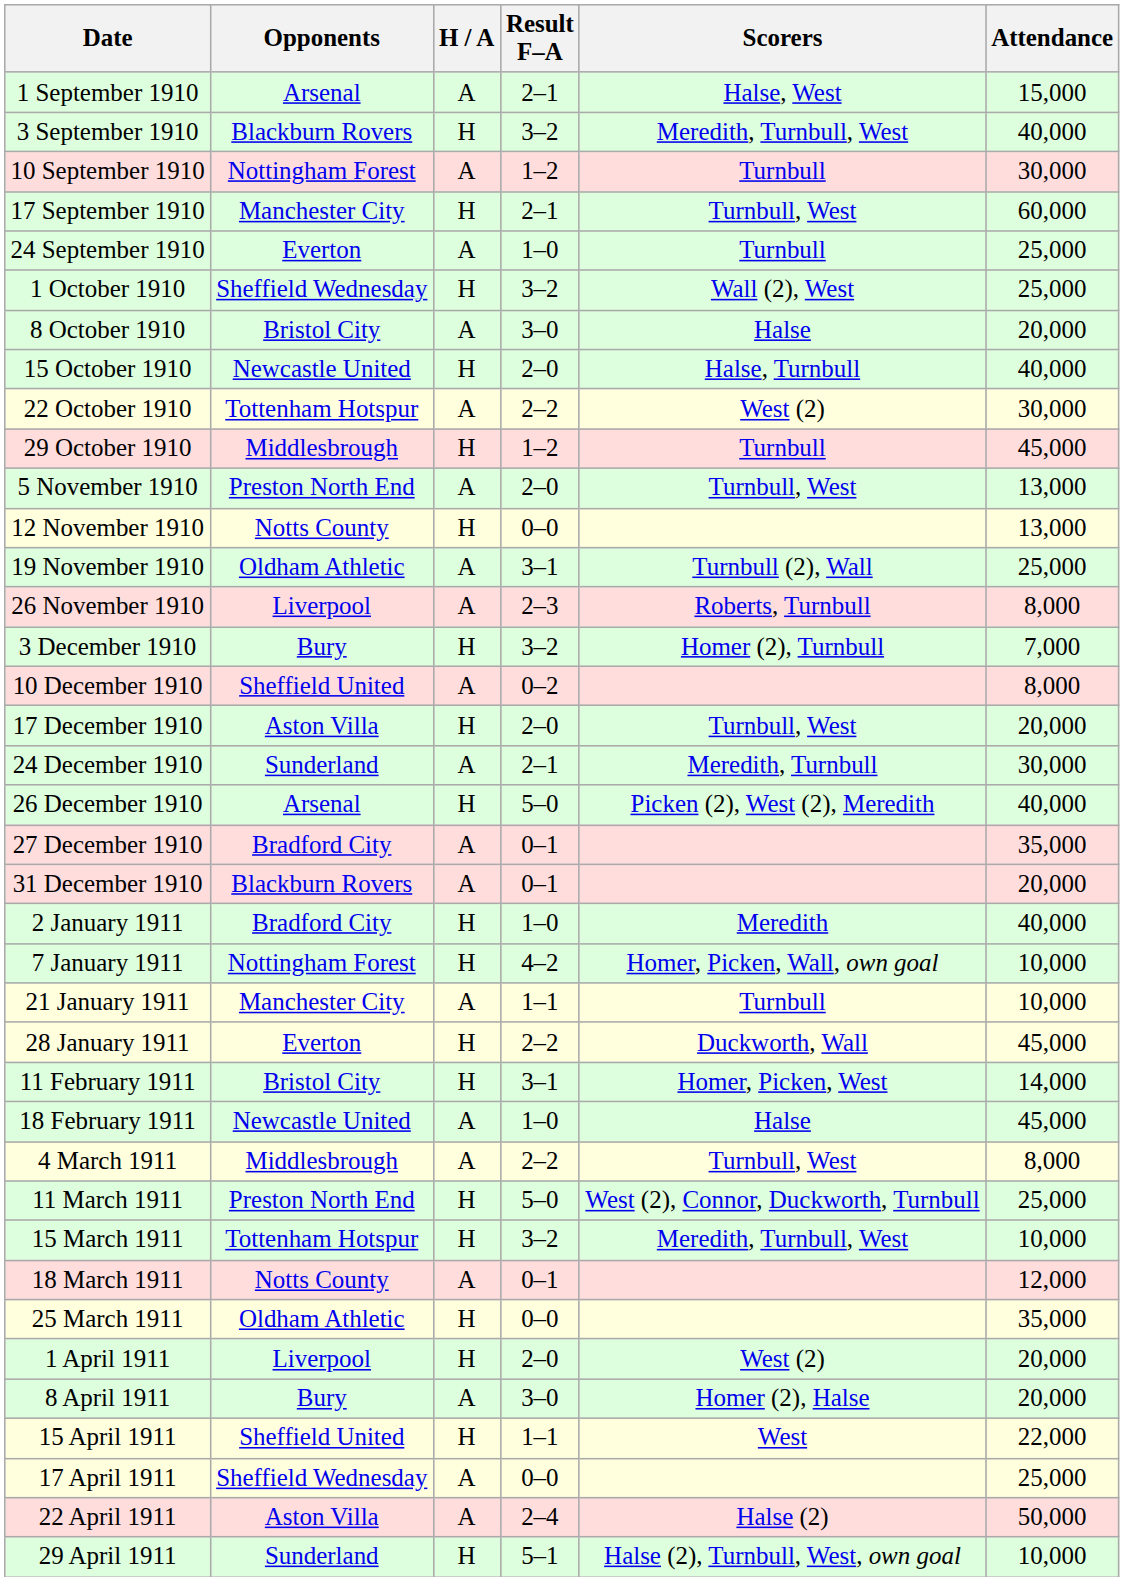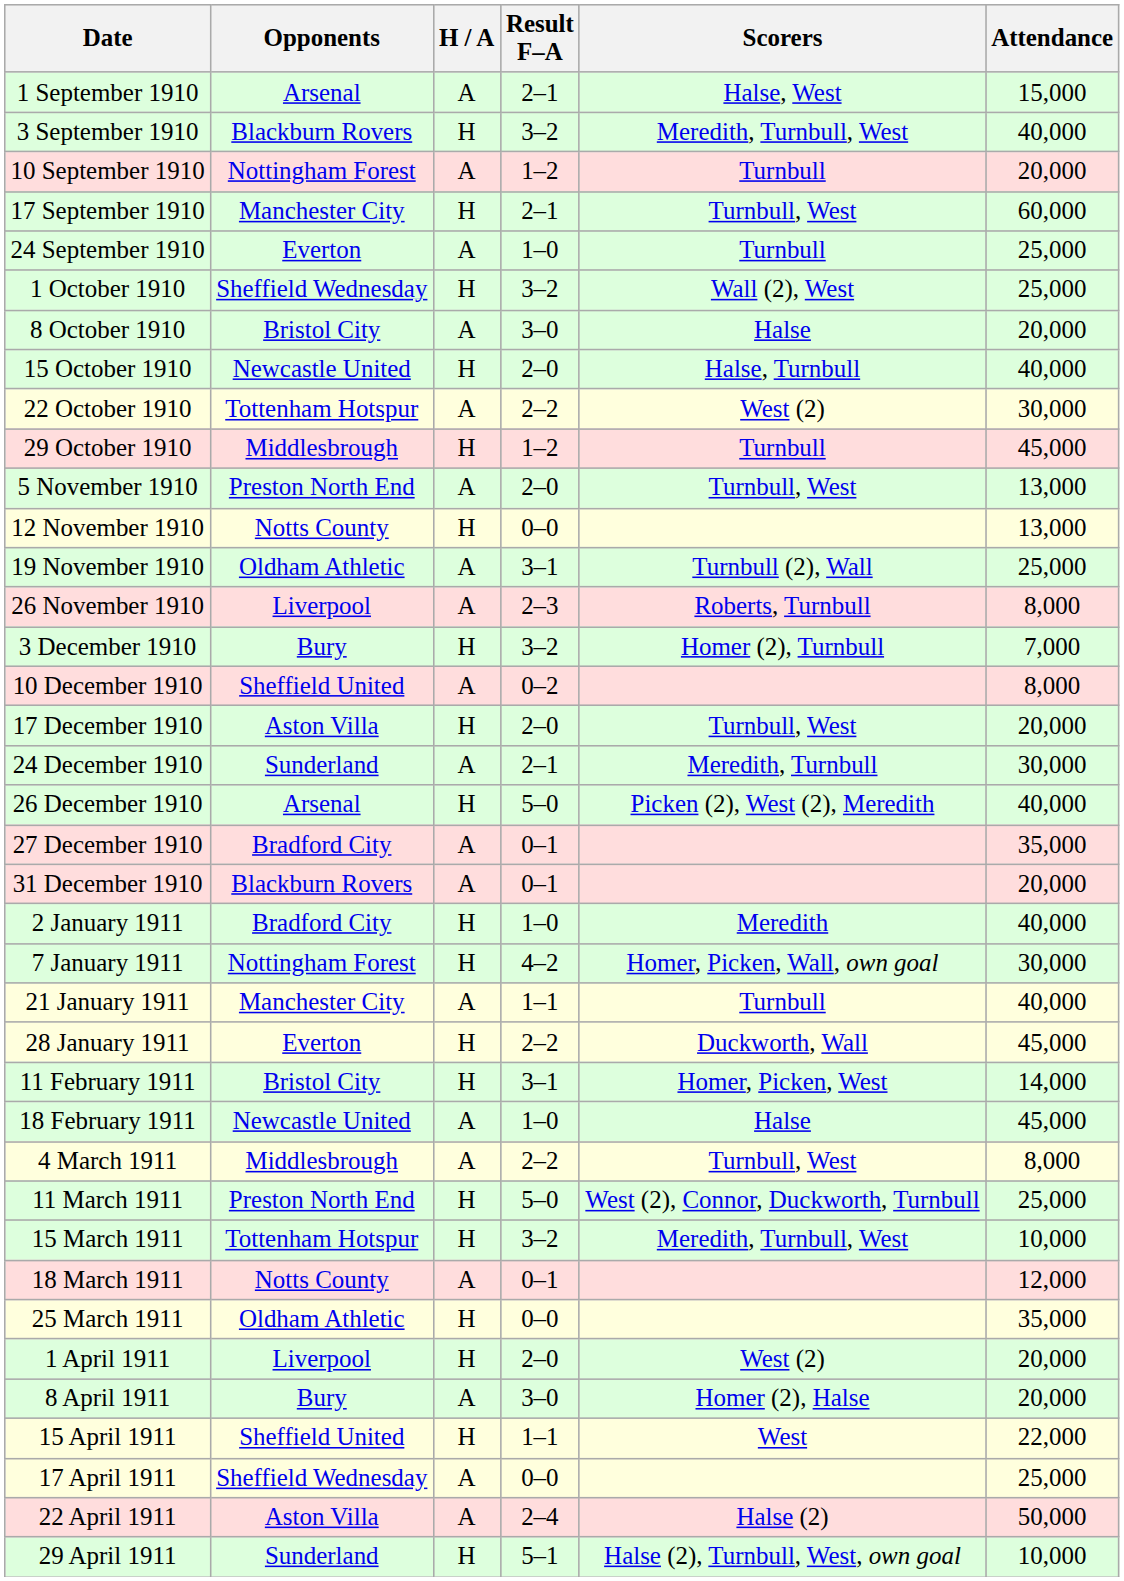(1052, 171) 30,000 -> (1052, 171) 20,000
(1052, 962) 10,000 -> (1052, 962) 30,000
(1052, 1002) 10,000 -> (1052, 1002) 40,000
